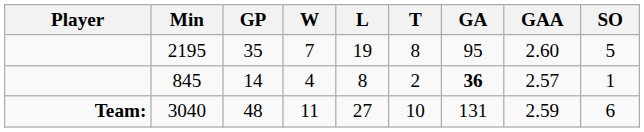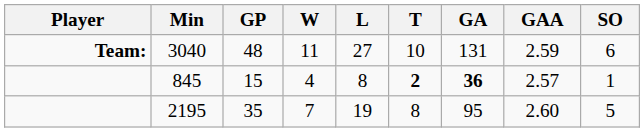rows swapped: (187, 50) <-> (187, 111)
(253, 80) 14 -> (253, 80) 15
(415, 80) normal -> (415, 80) bold
